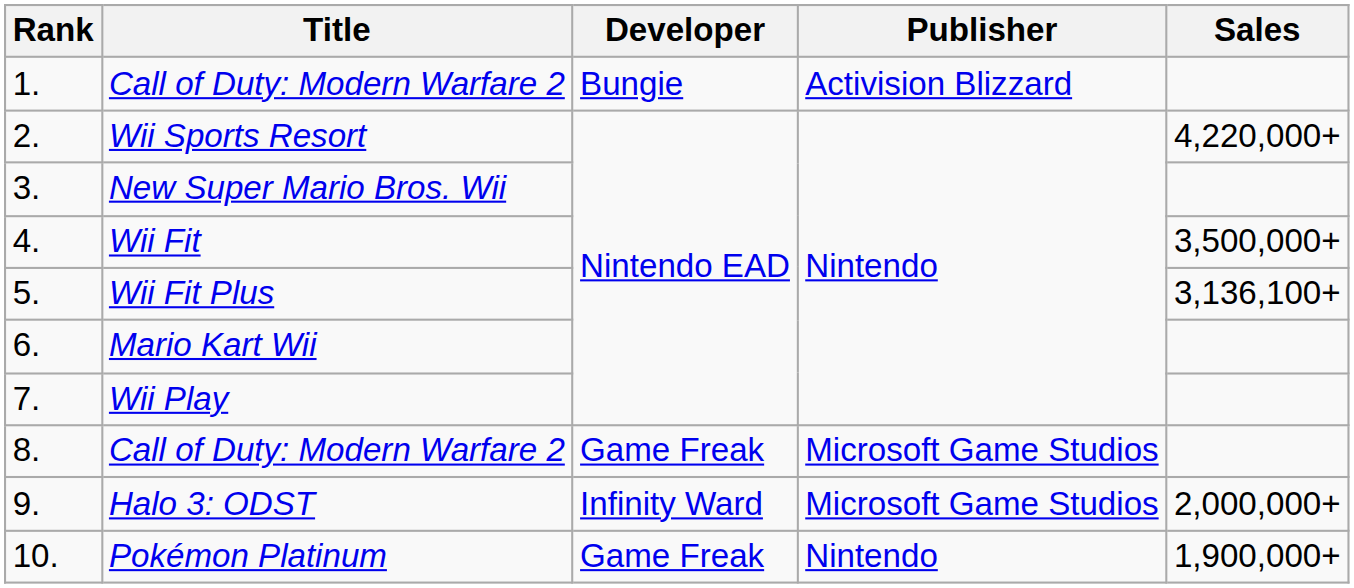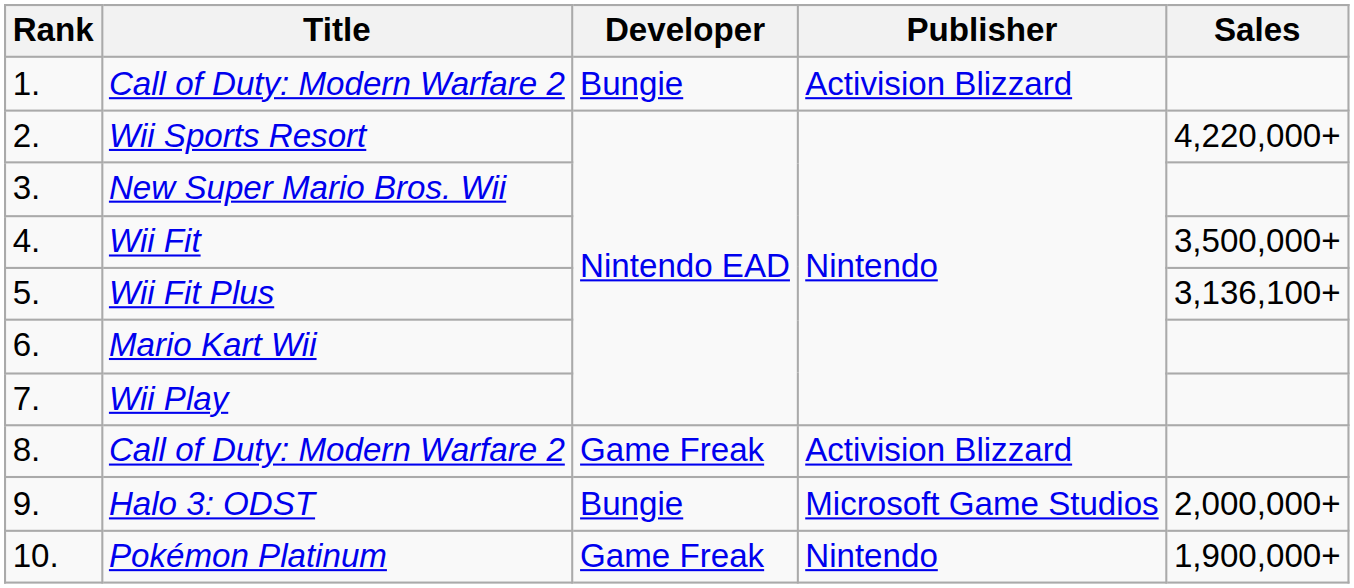(982, 450) Microsoft Game Studios -> (939, 450) Activision Blizzard
(671, 503) Infinity Ward -> (632, 503) Bungie
